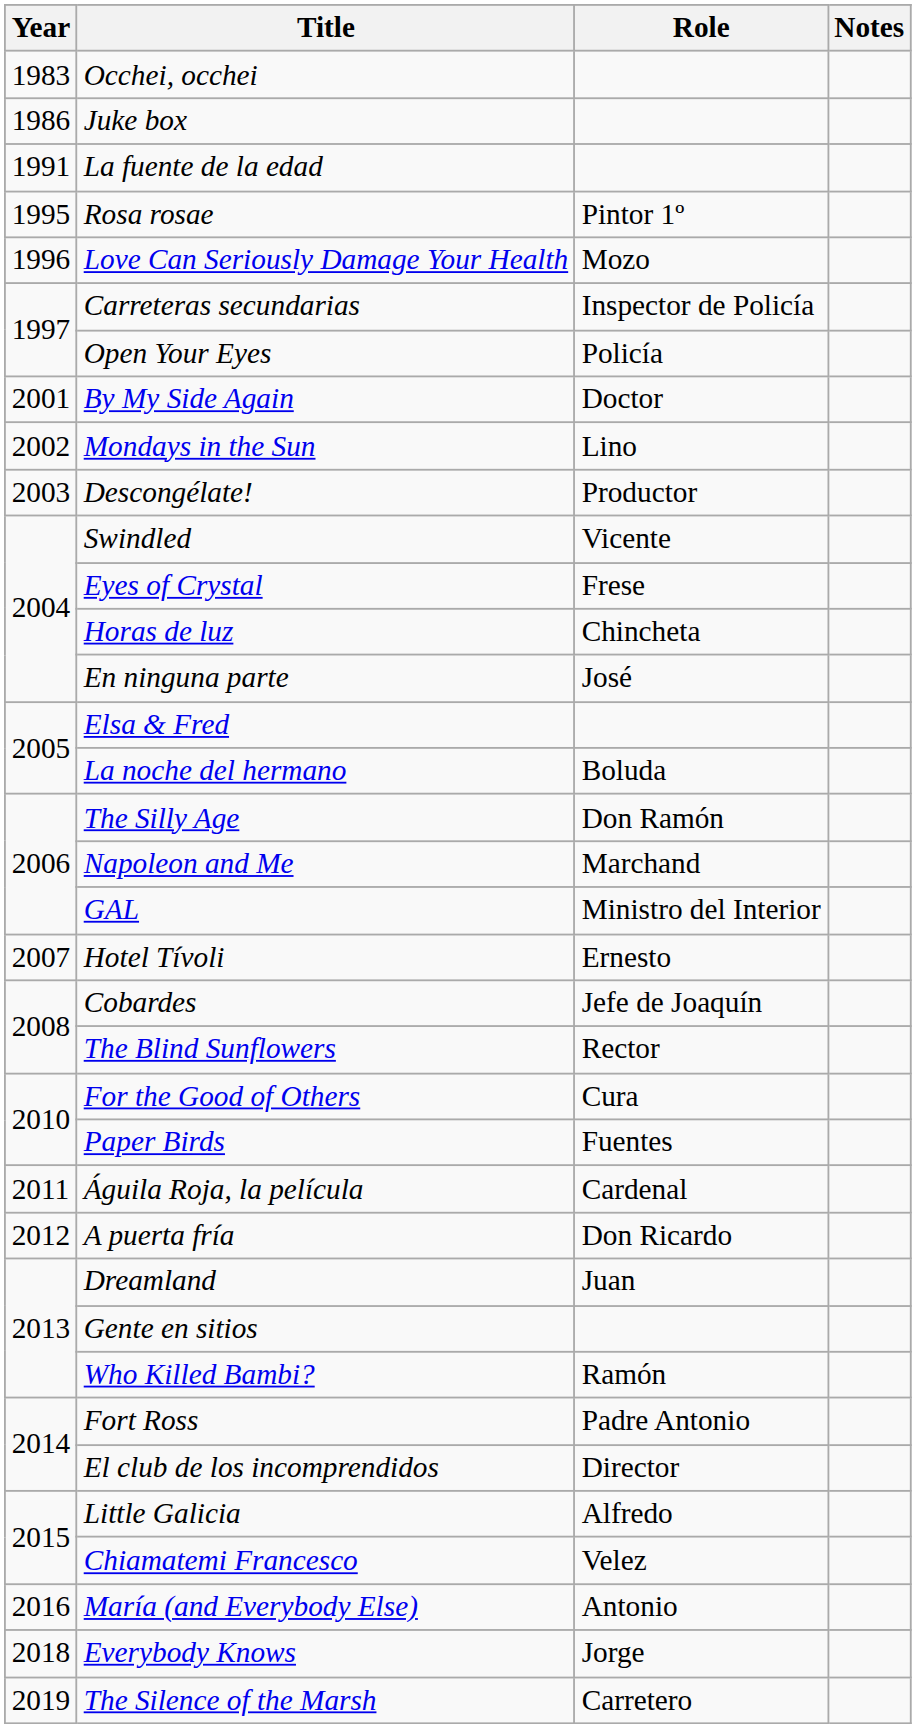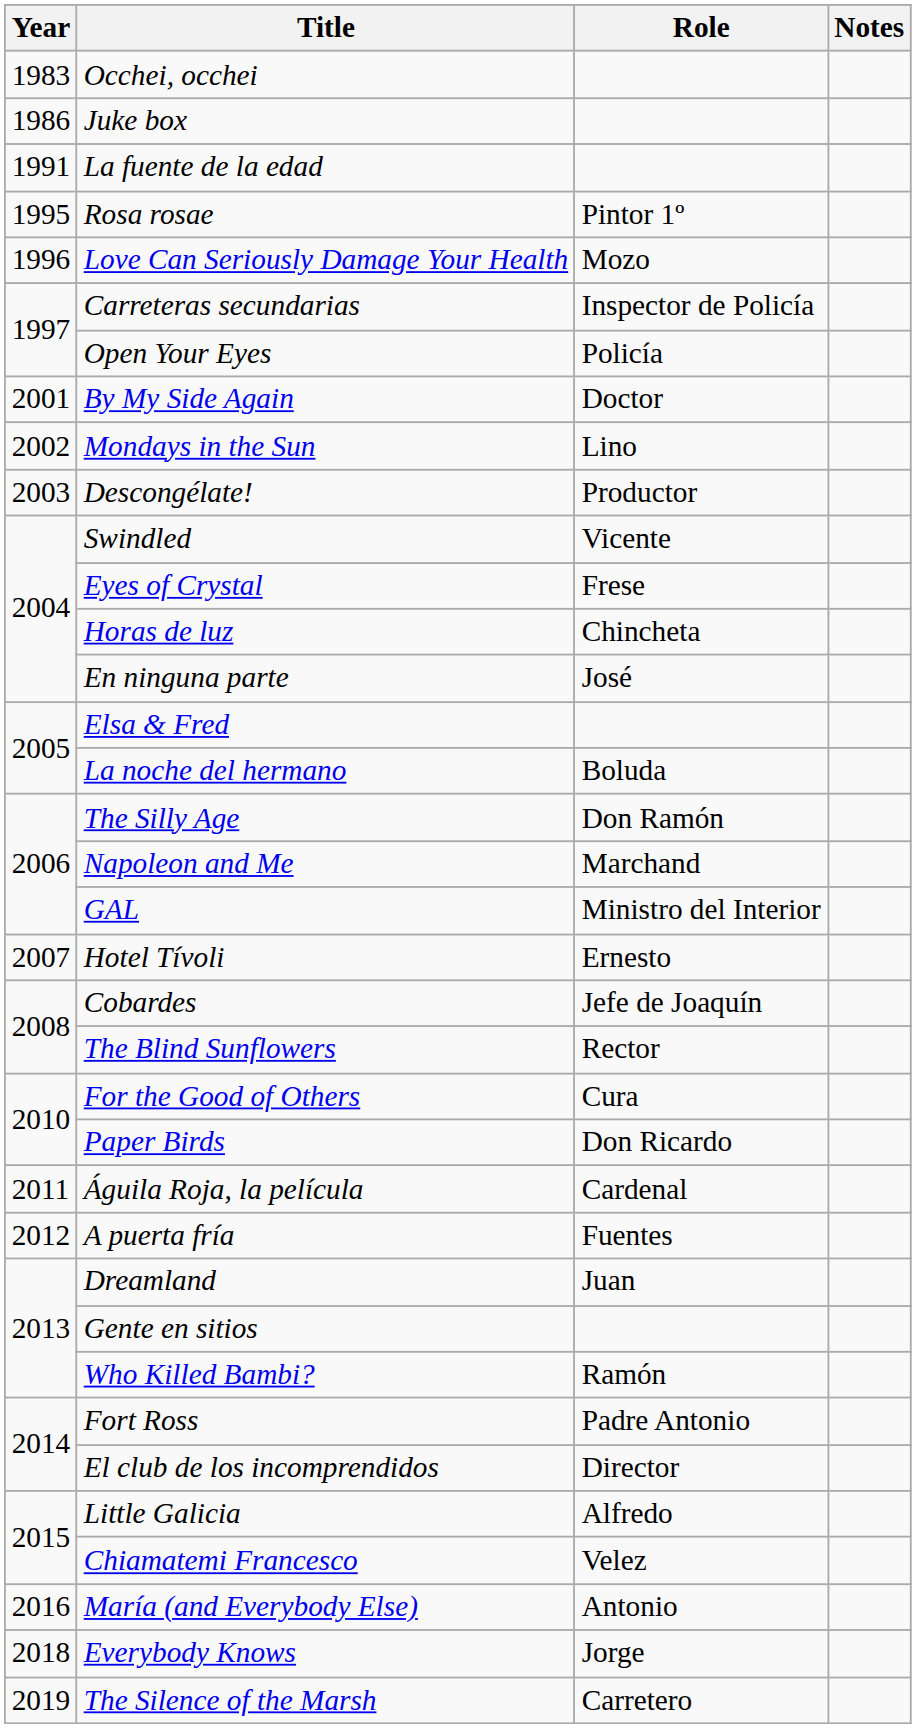(627, 1142) Fuentes -> (657, 1142) Don Ricardo
(657, 1235) Don Ricardo -> (627, 1235) Fuentes
